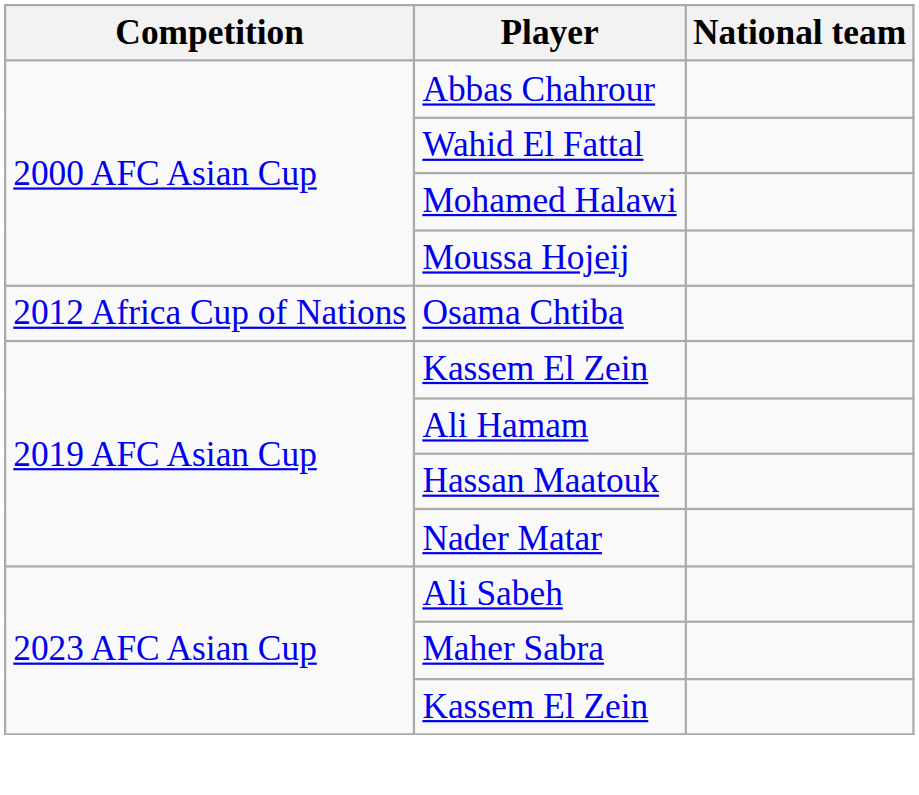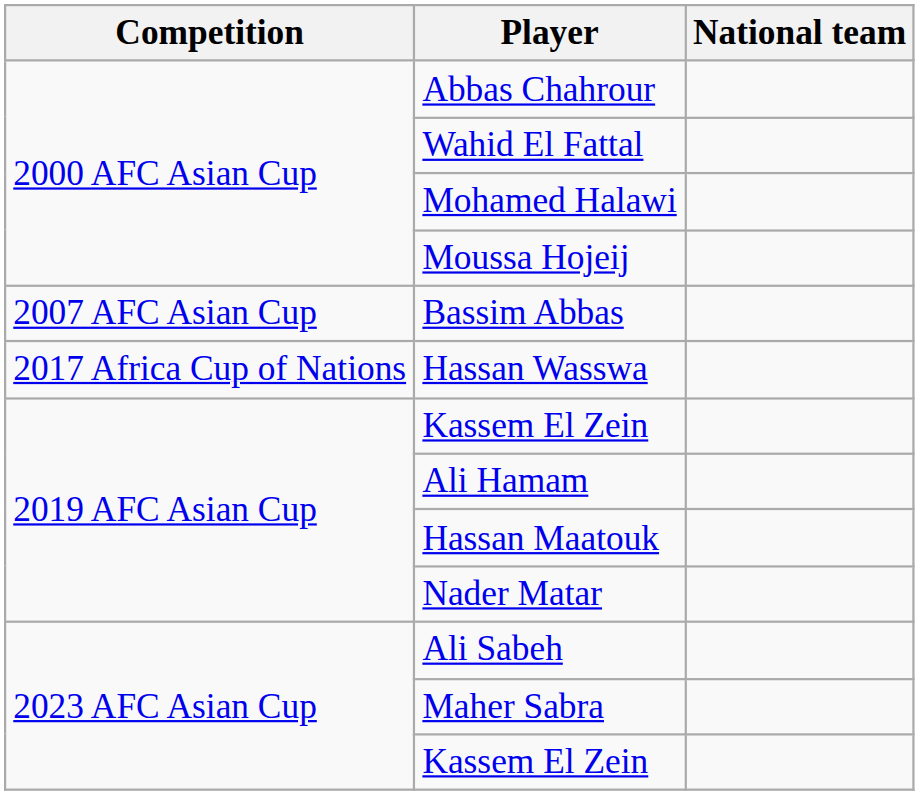+ row: (165, 312)
- row: (210, 312)
+ row: (210, 369)
